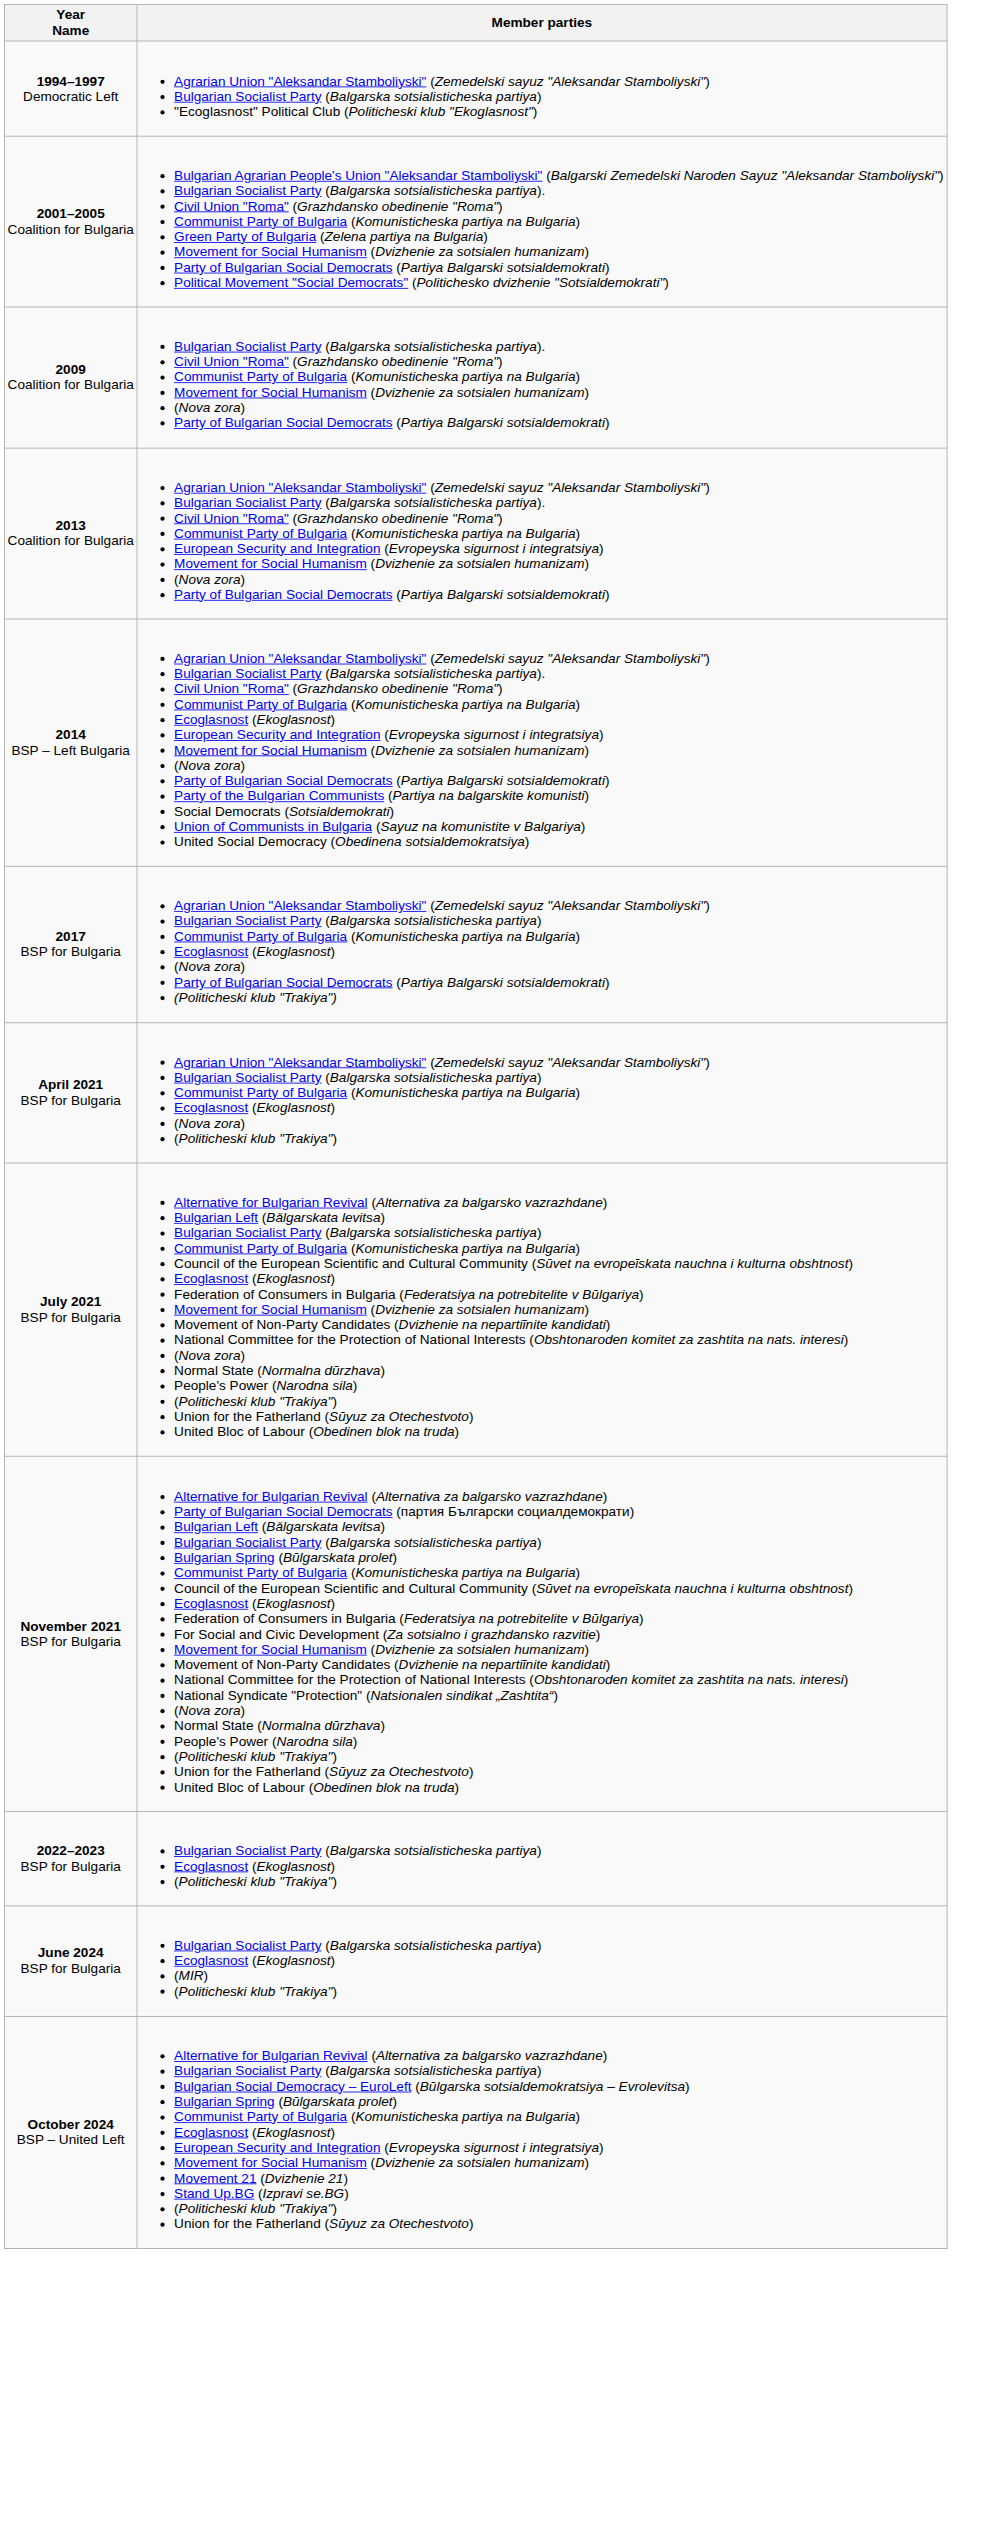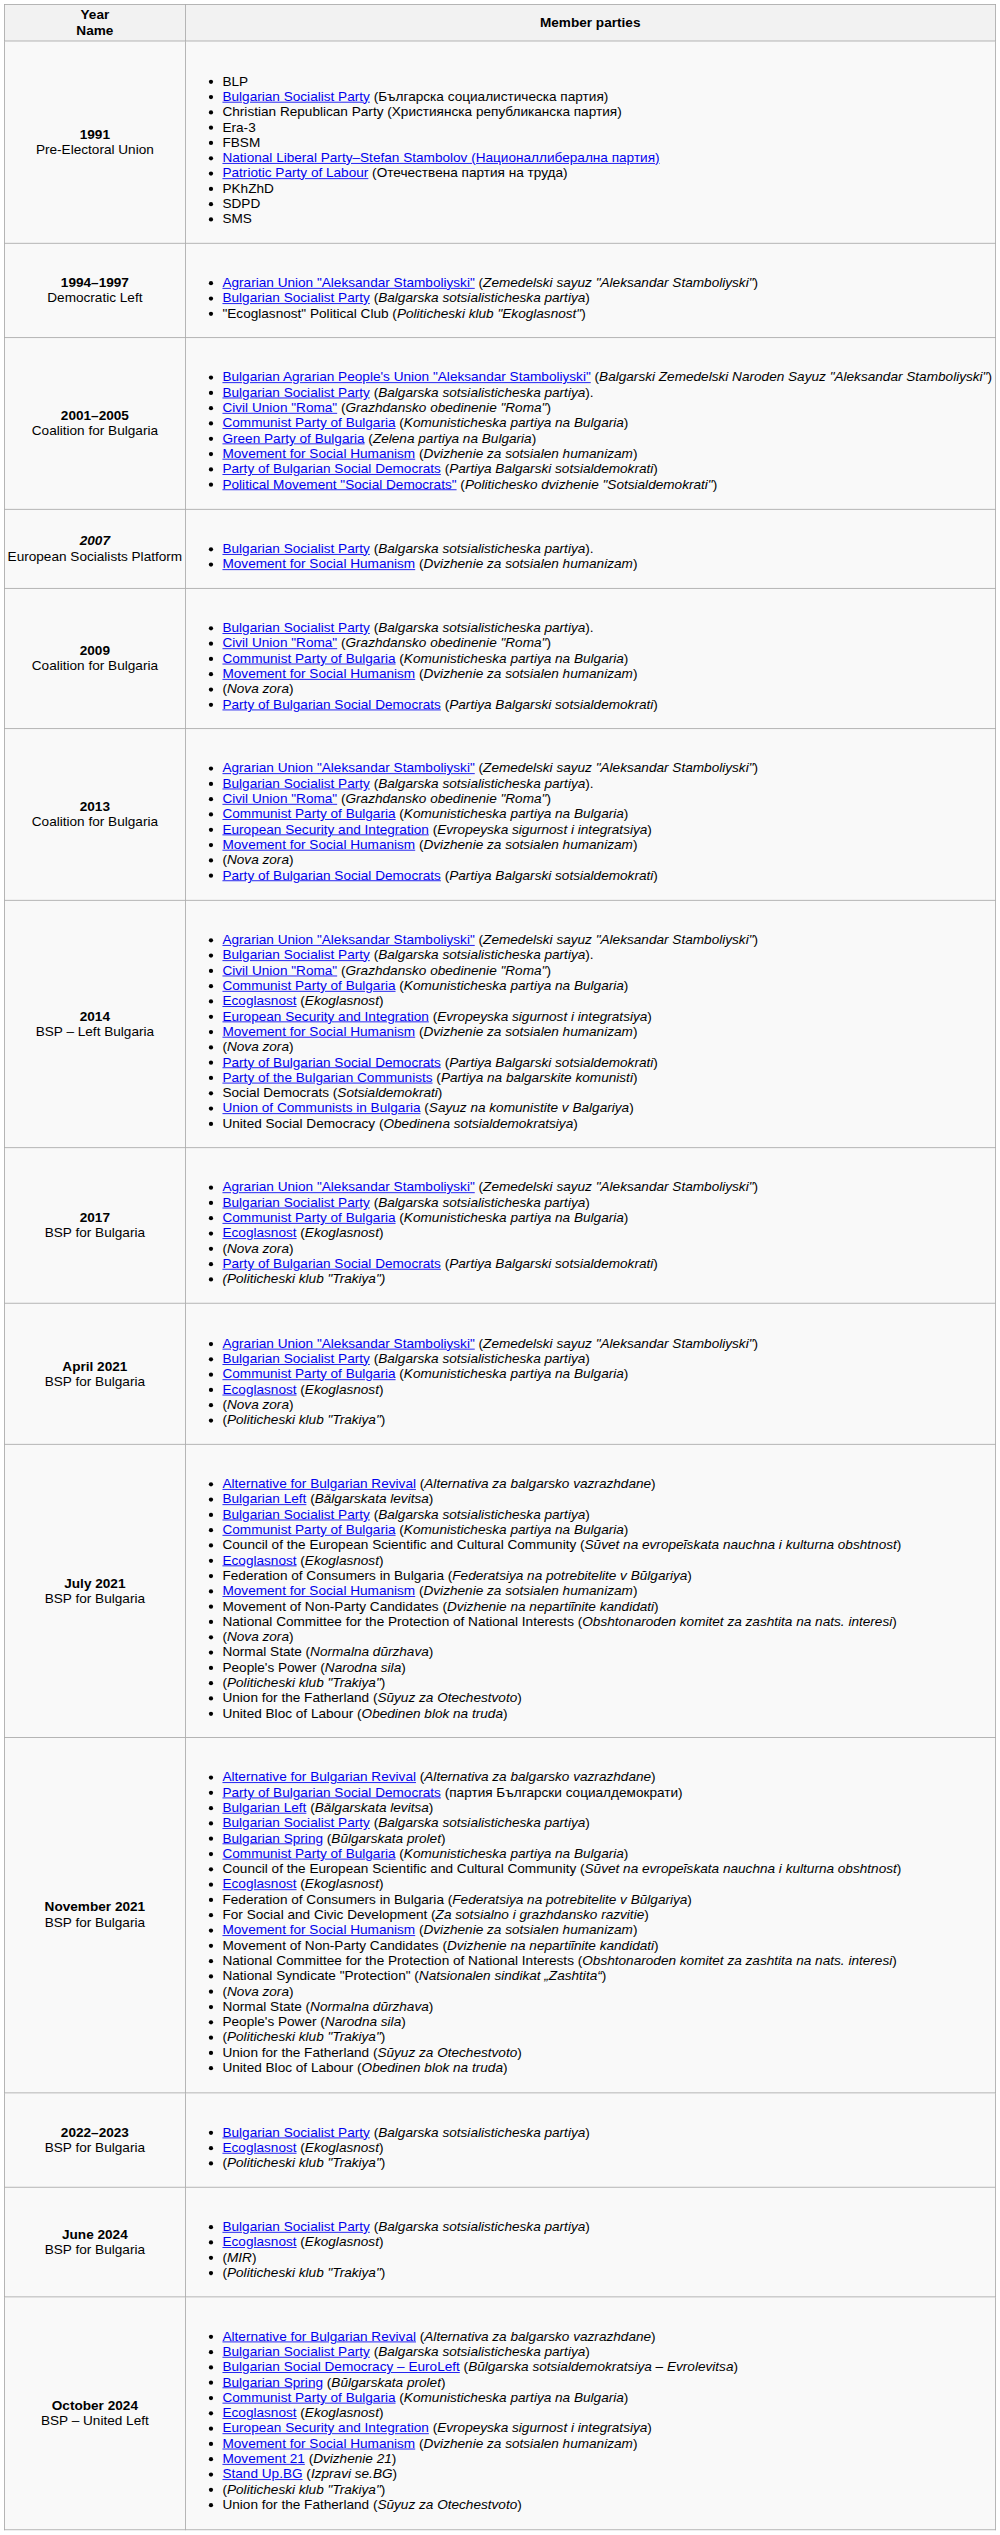+ row: (95, 142)
+ row: (95, 548)
